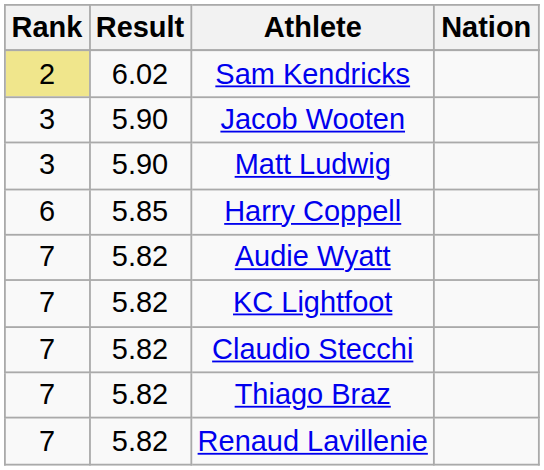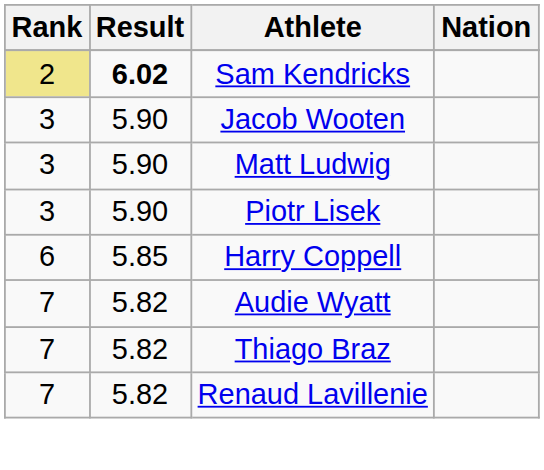(140, 73) normal -> (140, 73) bold
+ row: (313, 211)
- row: (313, 303)
- row: (313, 348)
